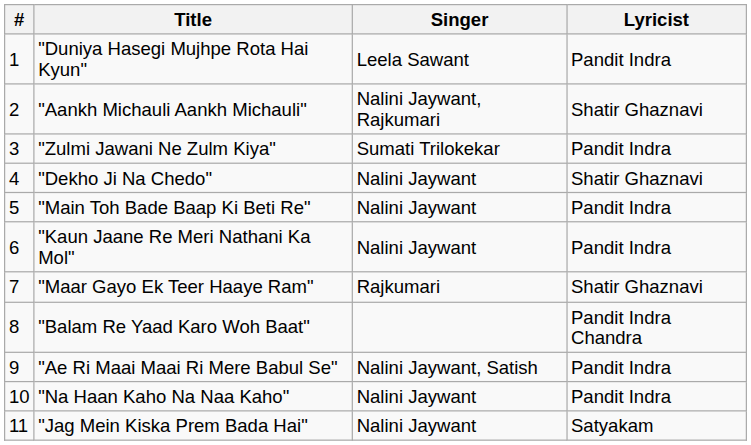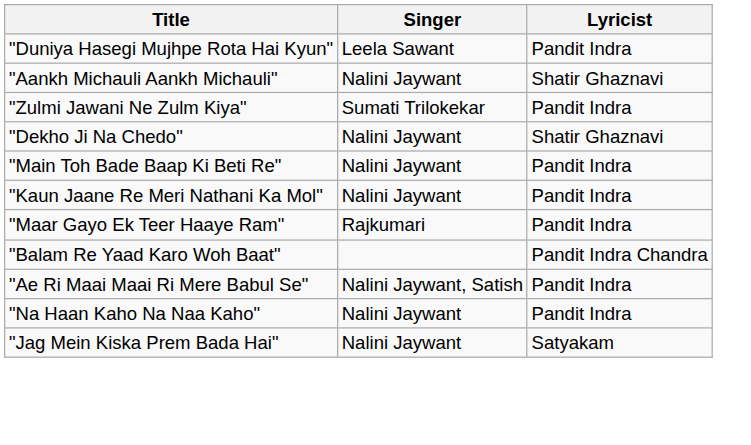- column: (19, 19)
(419, 109) Nalini Jaywant, Rajkumari -> (401, 78) Nalini Jaywant
(637, 287) Shatir Ghaznavi -> (582, 225) Pandit Indra
